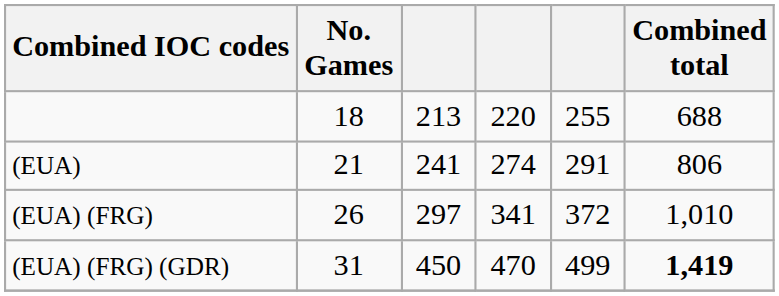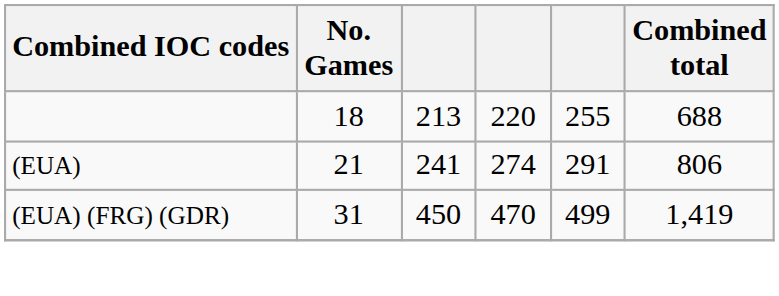- row: (82, 216)
(699, 264) bold -> (699, 214) normal
